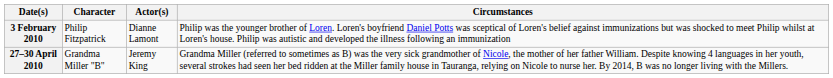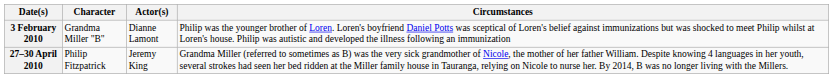(85, 34) Philip Fitzpatrick -> (85, 34) Grandma Miller "B"
(85, 60) Grandma Miller "B" -> (85, 60) Philip Fitzpatrick
